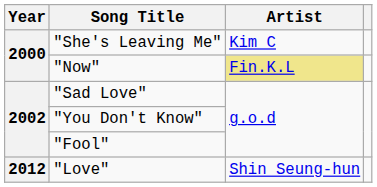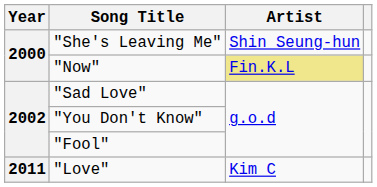(253, 43) Kim C -> (295, 43) Shin Seung-hun
(27, 170) 2012 -> (27, 170) 2011
(295, 170) Shin Seung-hun -> (253, 170) Kim C
